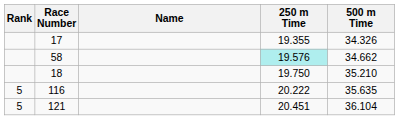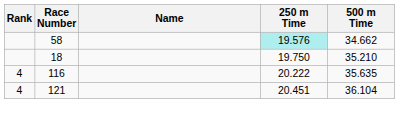- row: (57, 40)
(19, 90) 5 -> (19, 73) 4
(19, 106) 5 -> (19, 90) 4
